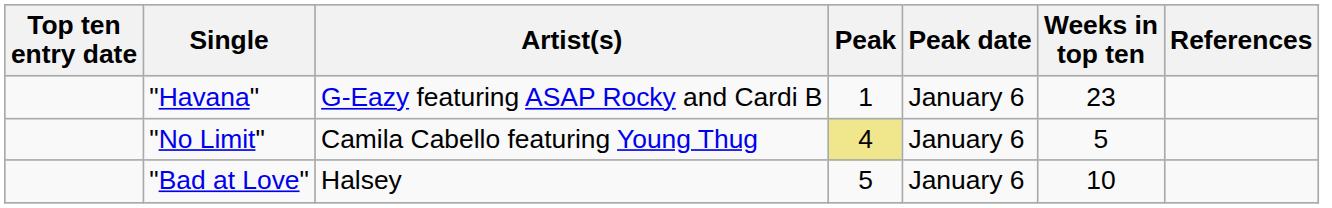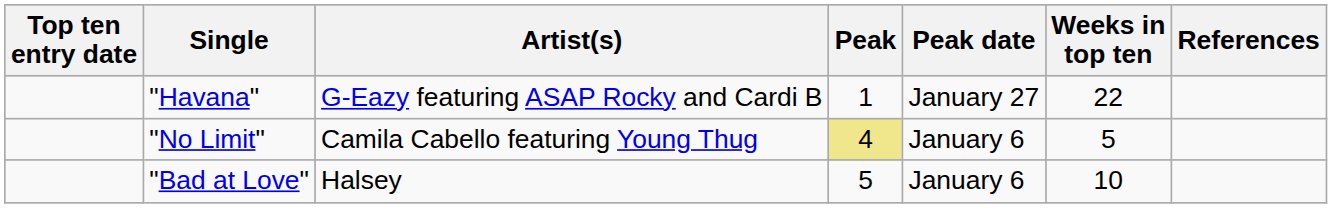(966, 97) January 6 -> (974, 97) January 27
(1101, 97) 23 -> (1108, 97) 22
